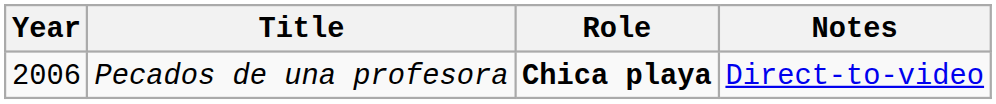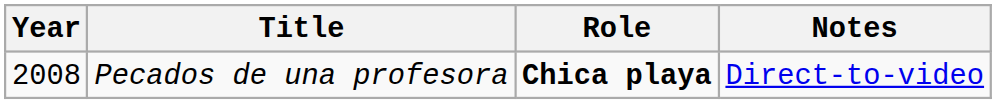(46, 75) 2006 -> (46, 75) 2008
